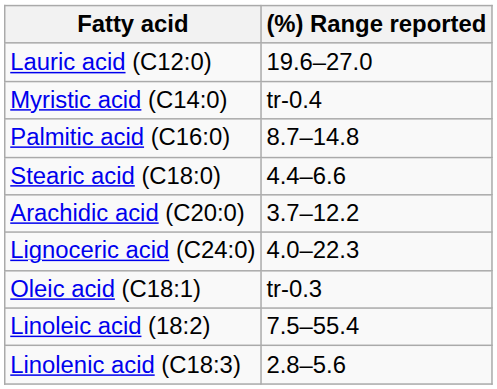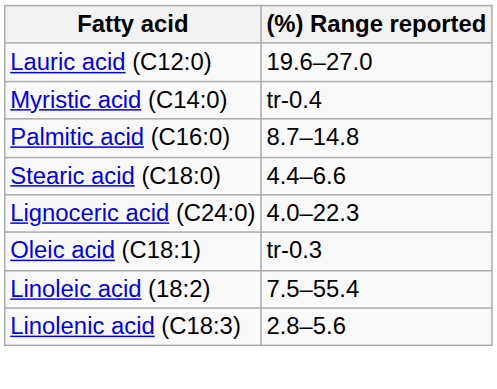- row: (128, 213)
